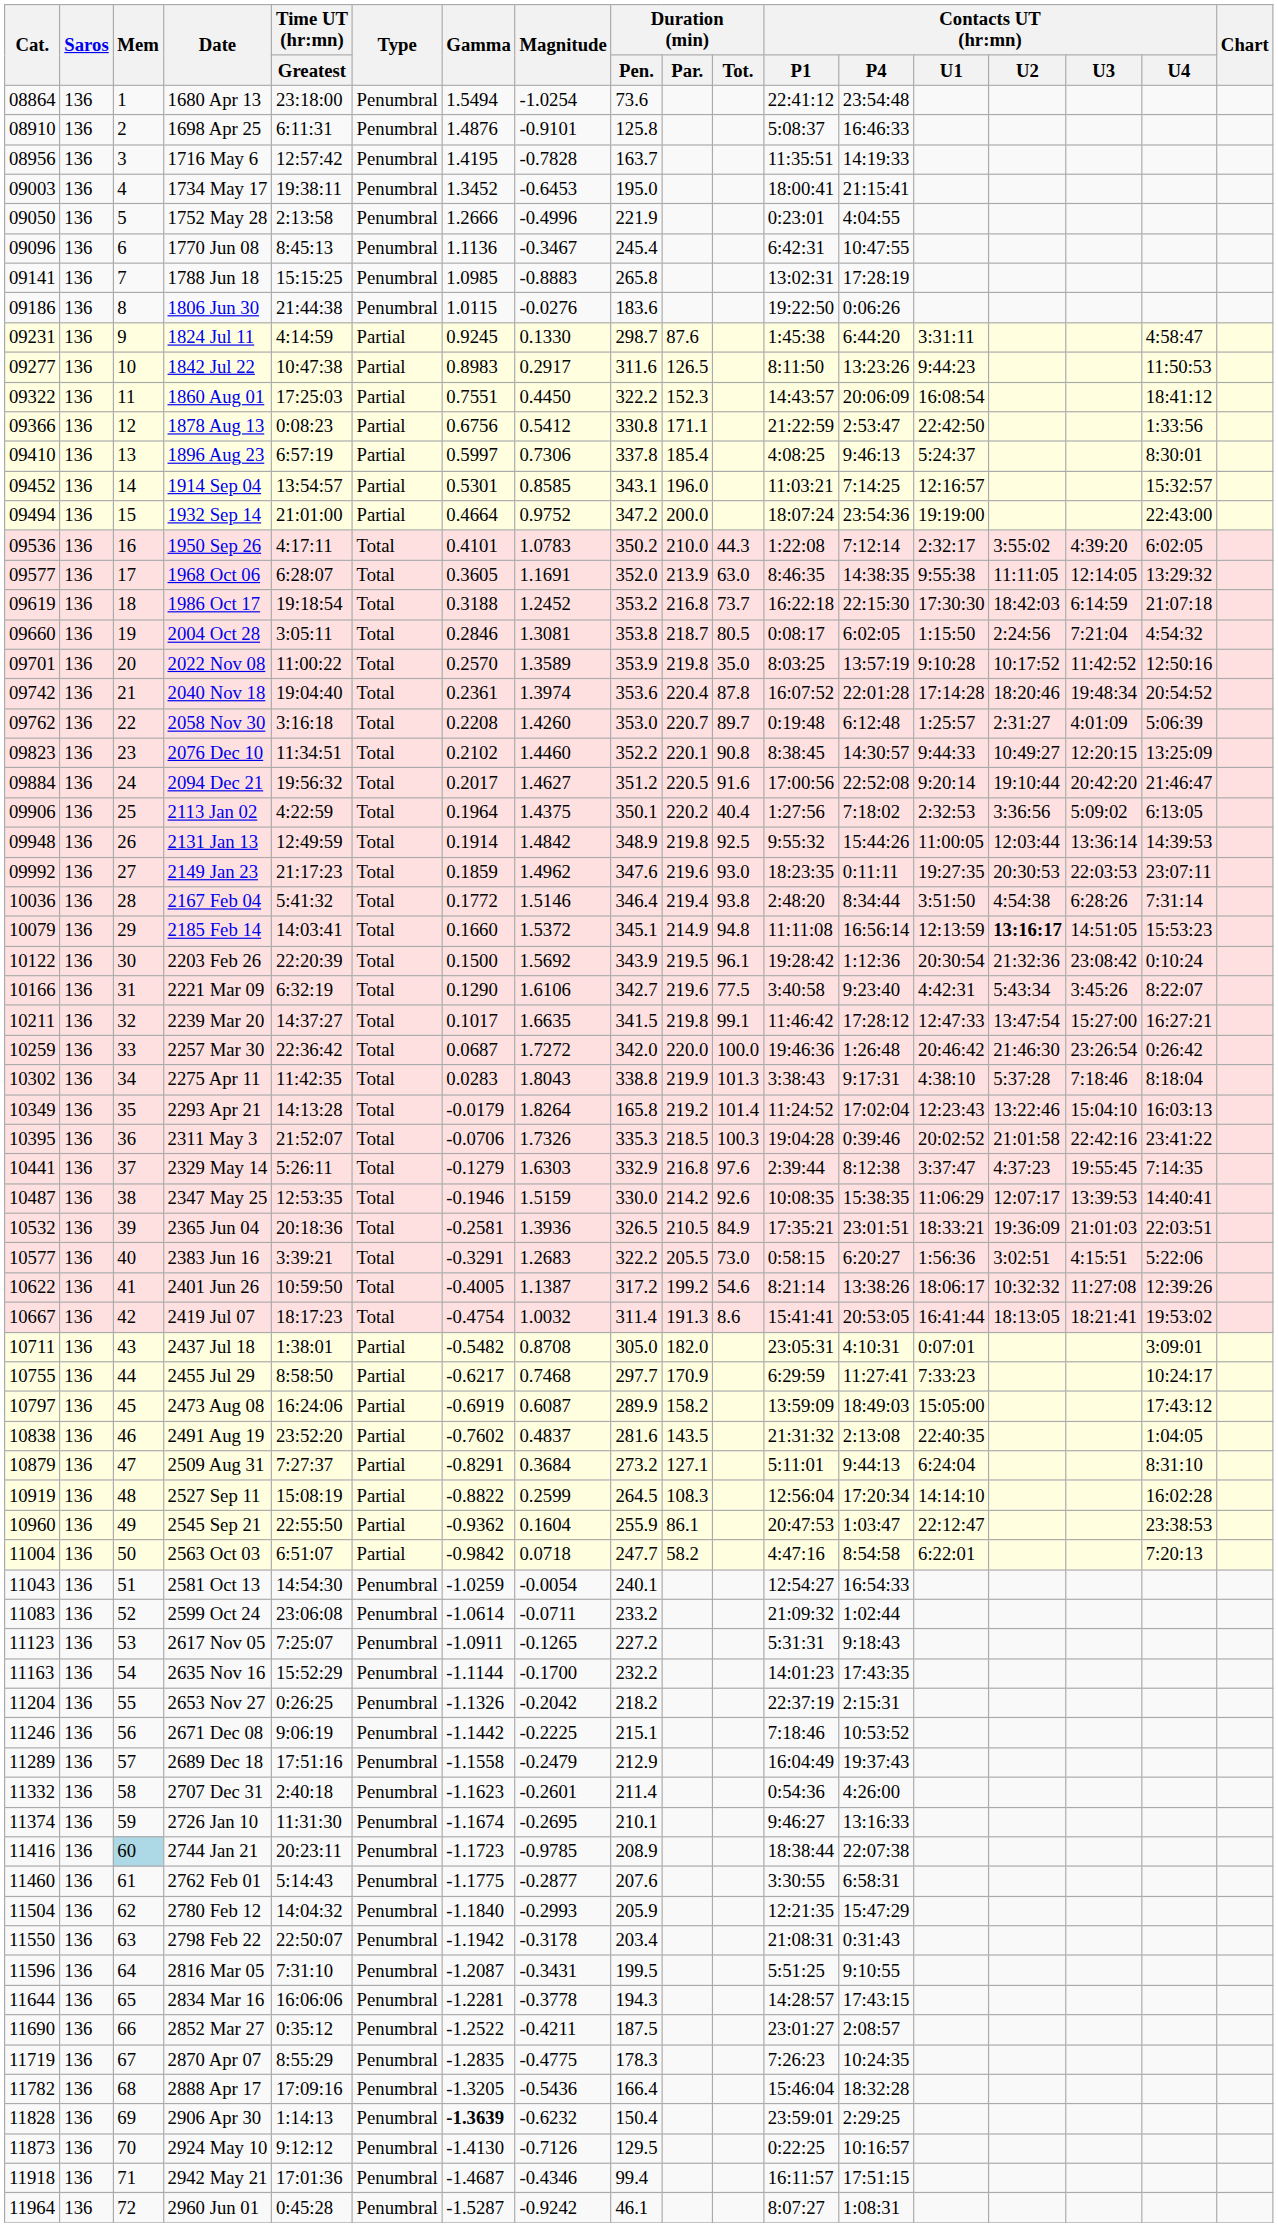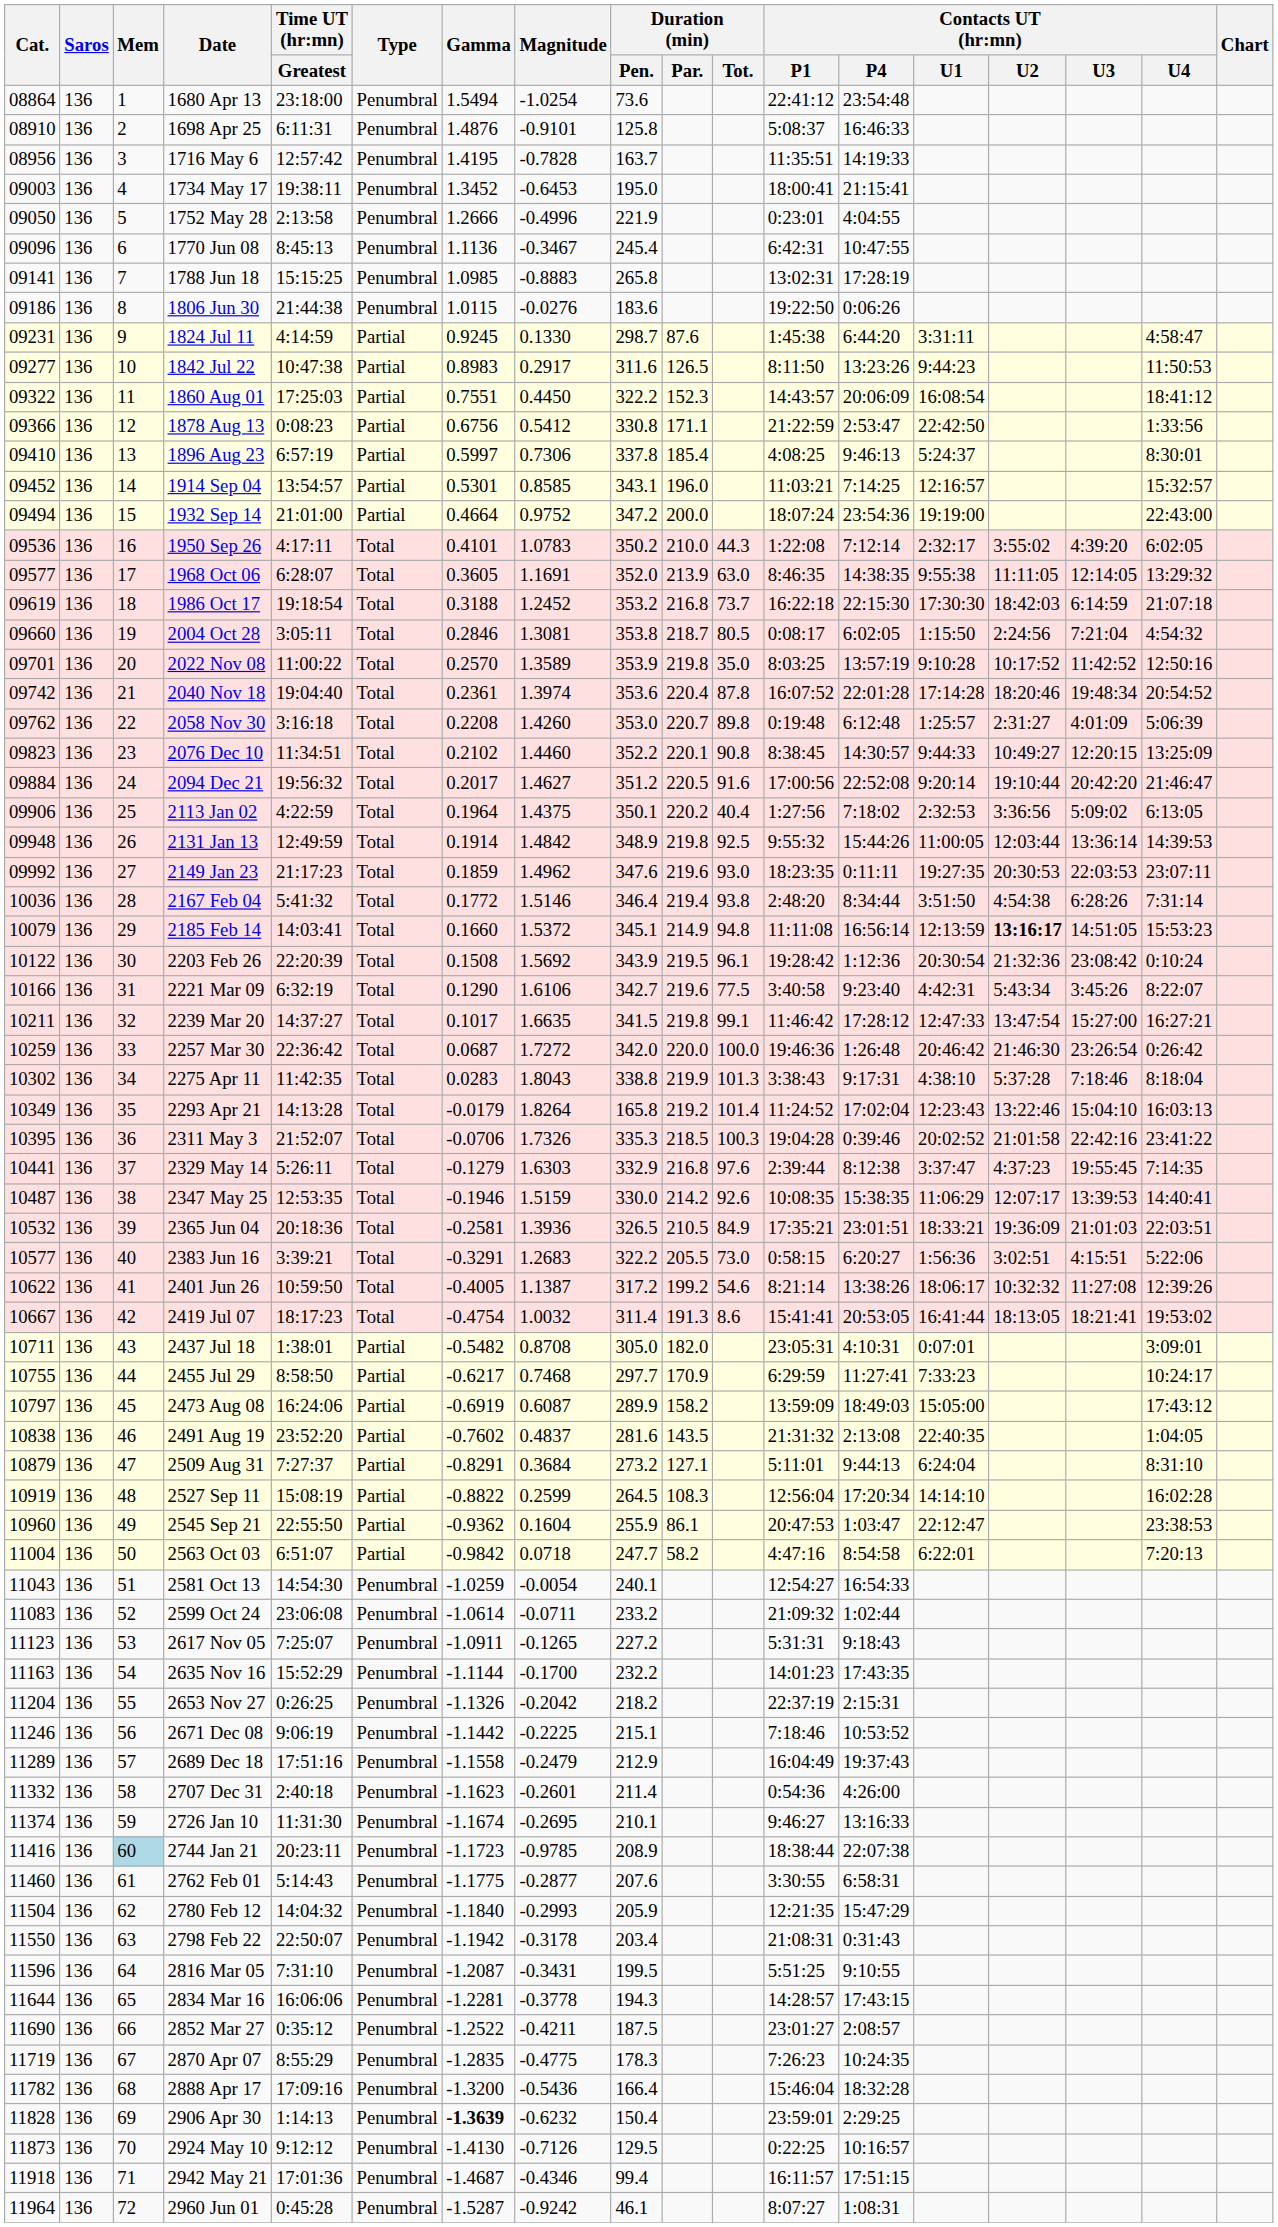(733, 723) 89.7 -> (733, 723) 89.8
(472, 960) 0.1500 -> (472, 960) 0.1508
(475, 2088) -1.3205 -> (475, 2088) -1.3200
